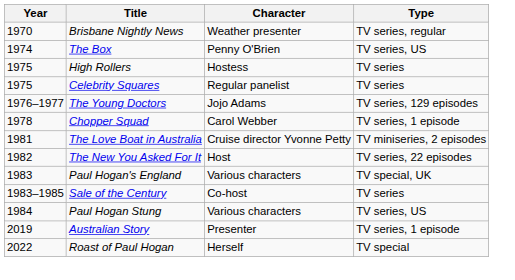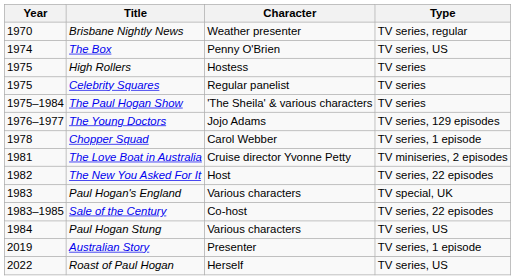+ row: (126, 103)
(380, 193) TV series -> (436, 211) TV series, 22 episodes
(383, 247) TV special -> (413, 265) TV series, US
